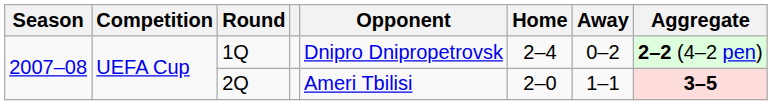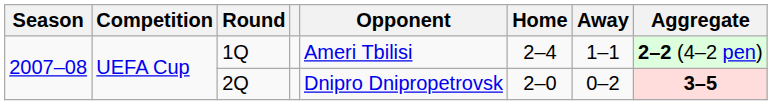(403, 52) Dnipro Dnipropetrovsk -> (358, 52) Ameri Tbilisi
(603, 52) 0–2 -> (603, 52) 1–1
(358, 83) Ameri Tbilisi -> (403, 83) Dnipro Dnipropetrovsk
(603, 83) 1–1 -> (603, 83) 0–2
